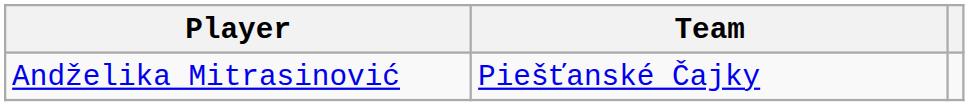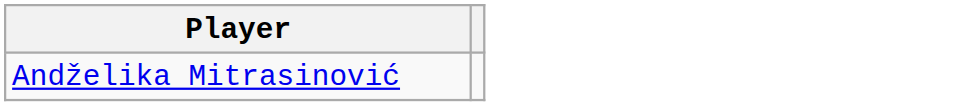- column: (710, 29)
